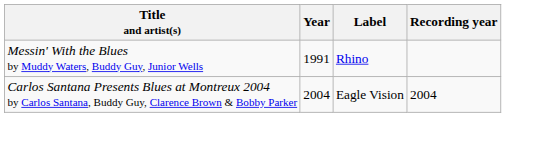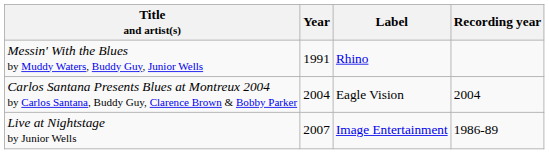+ row: (56, 130)
